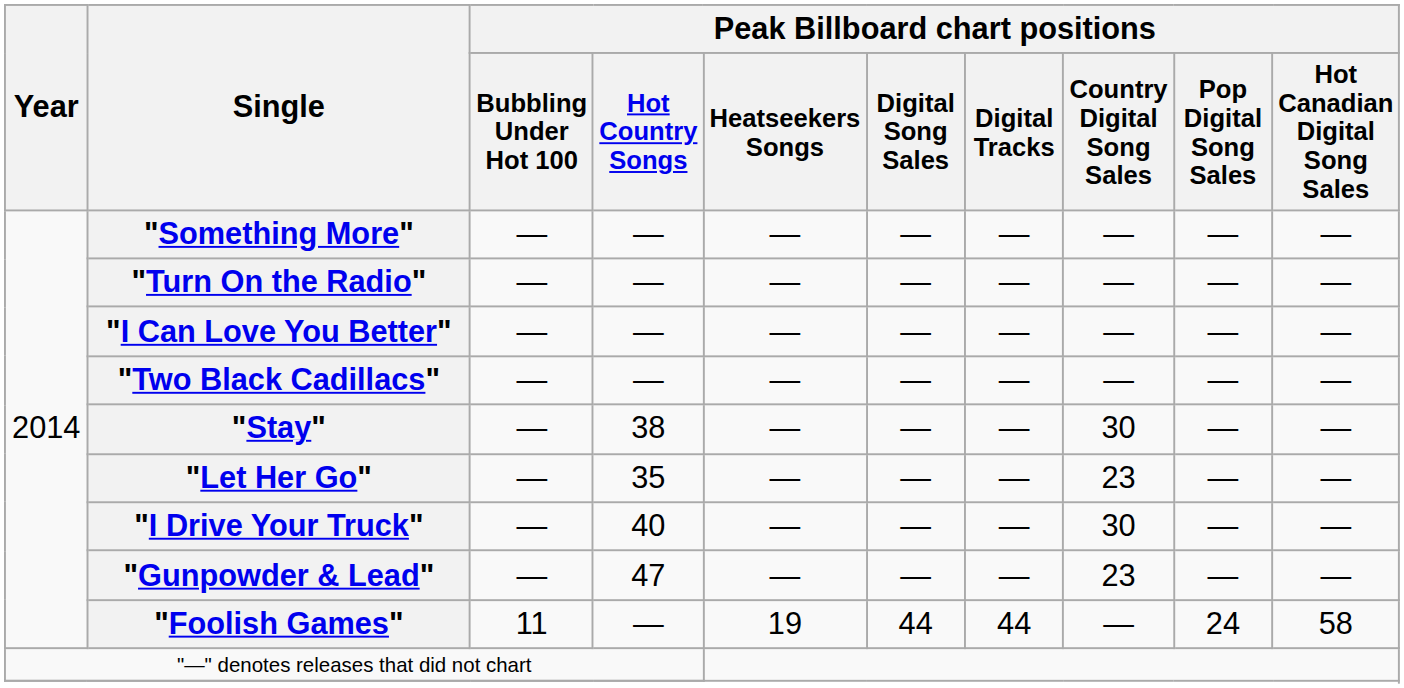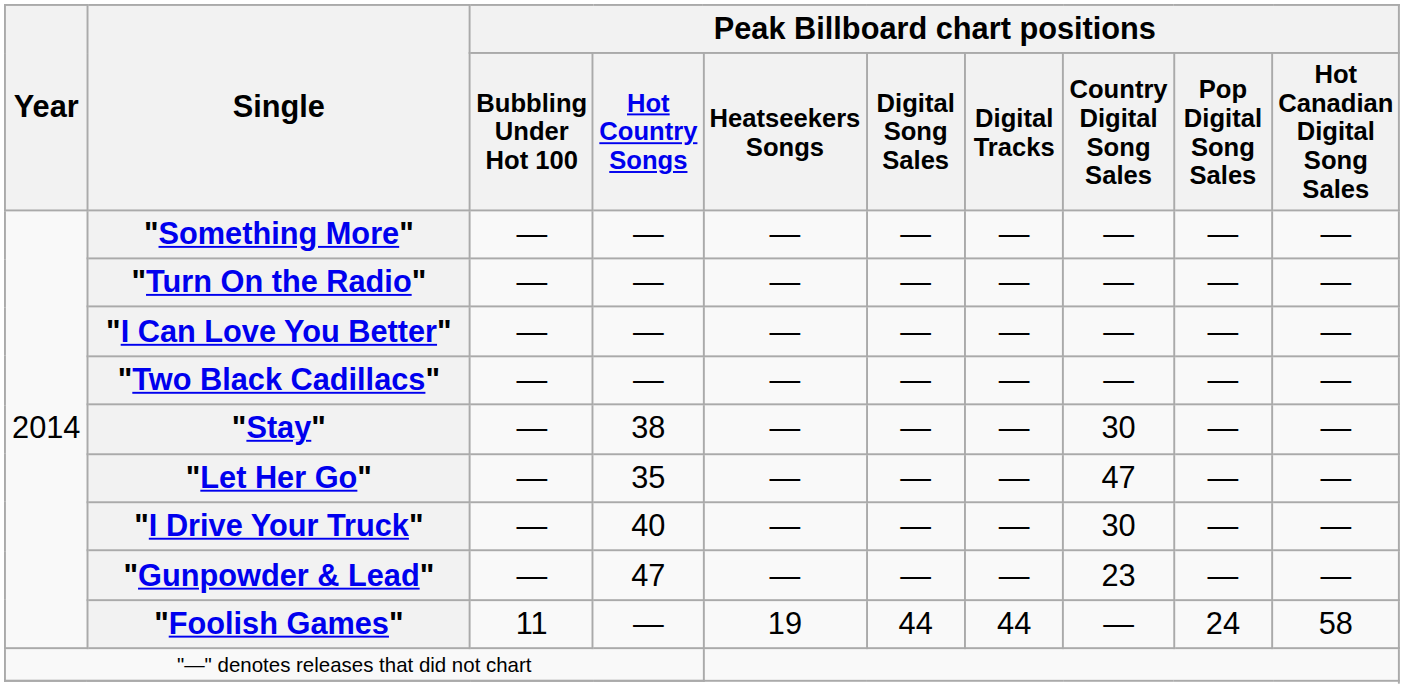(1119, 477) 23 -> (1119, 477) 47
